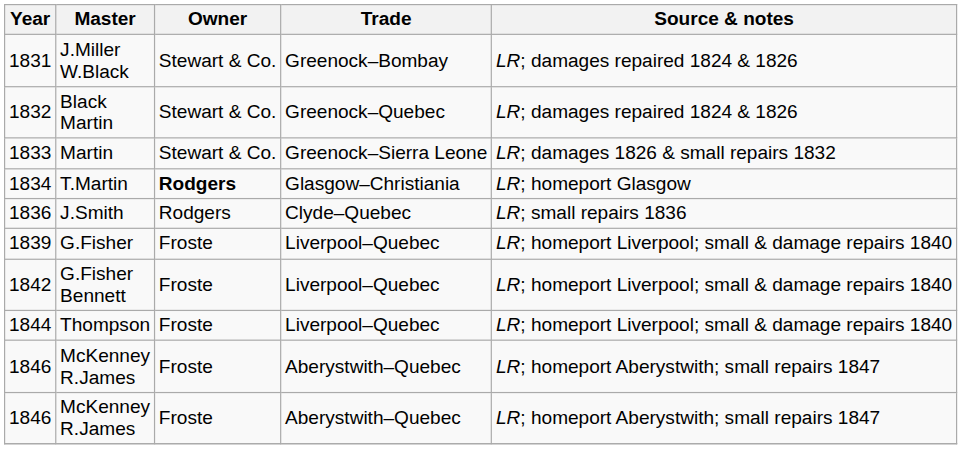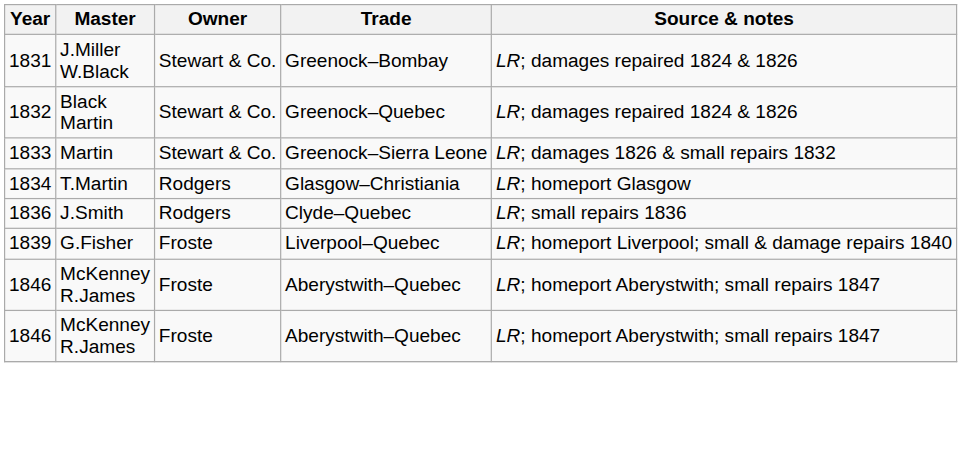(197, 183) bold -> (195, 183) normal
- row: (30, 284)
- row: (30, 325)
